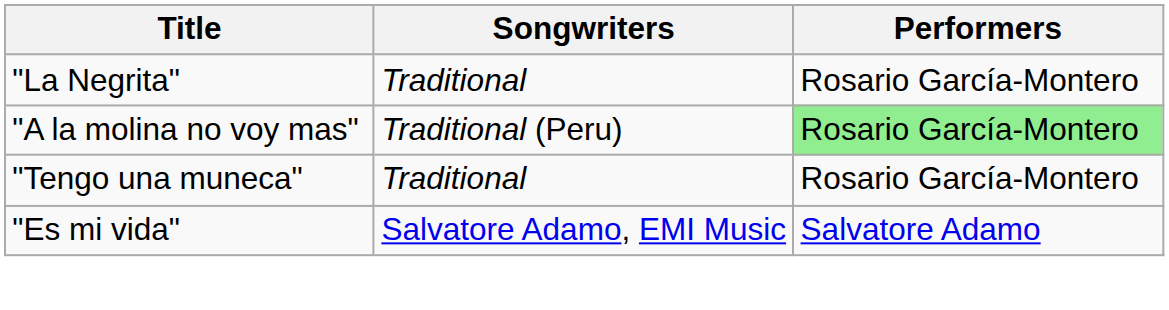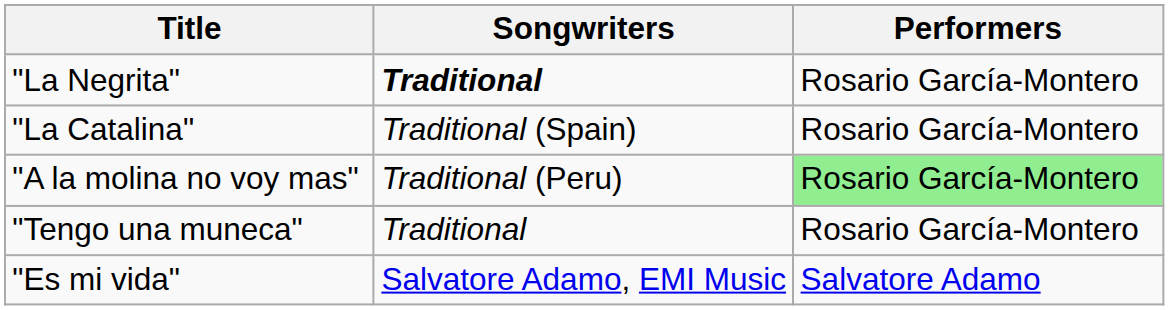(454, 79) normal -> (462, 79) bold
+ row: (103, 129)
